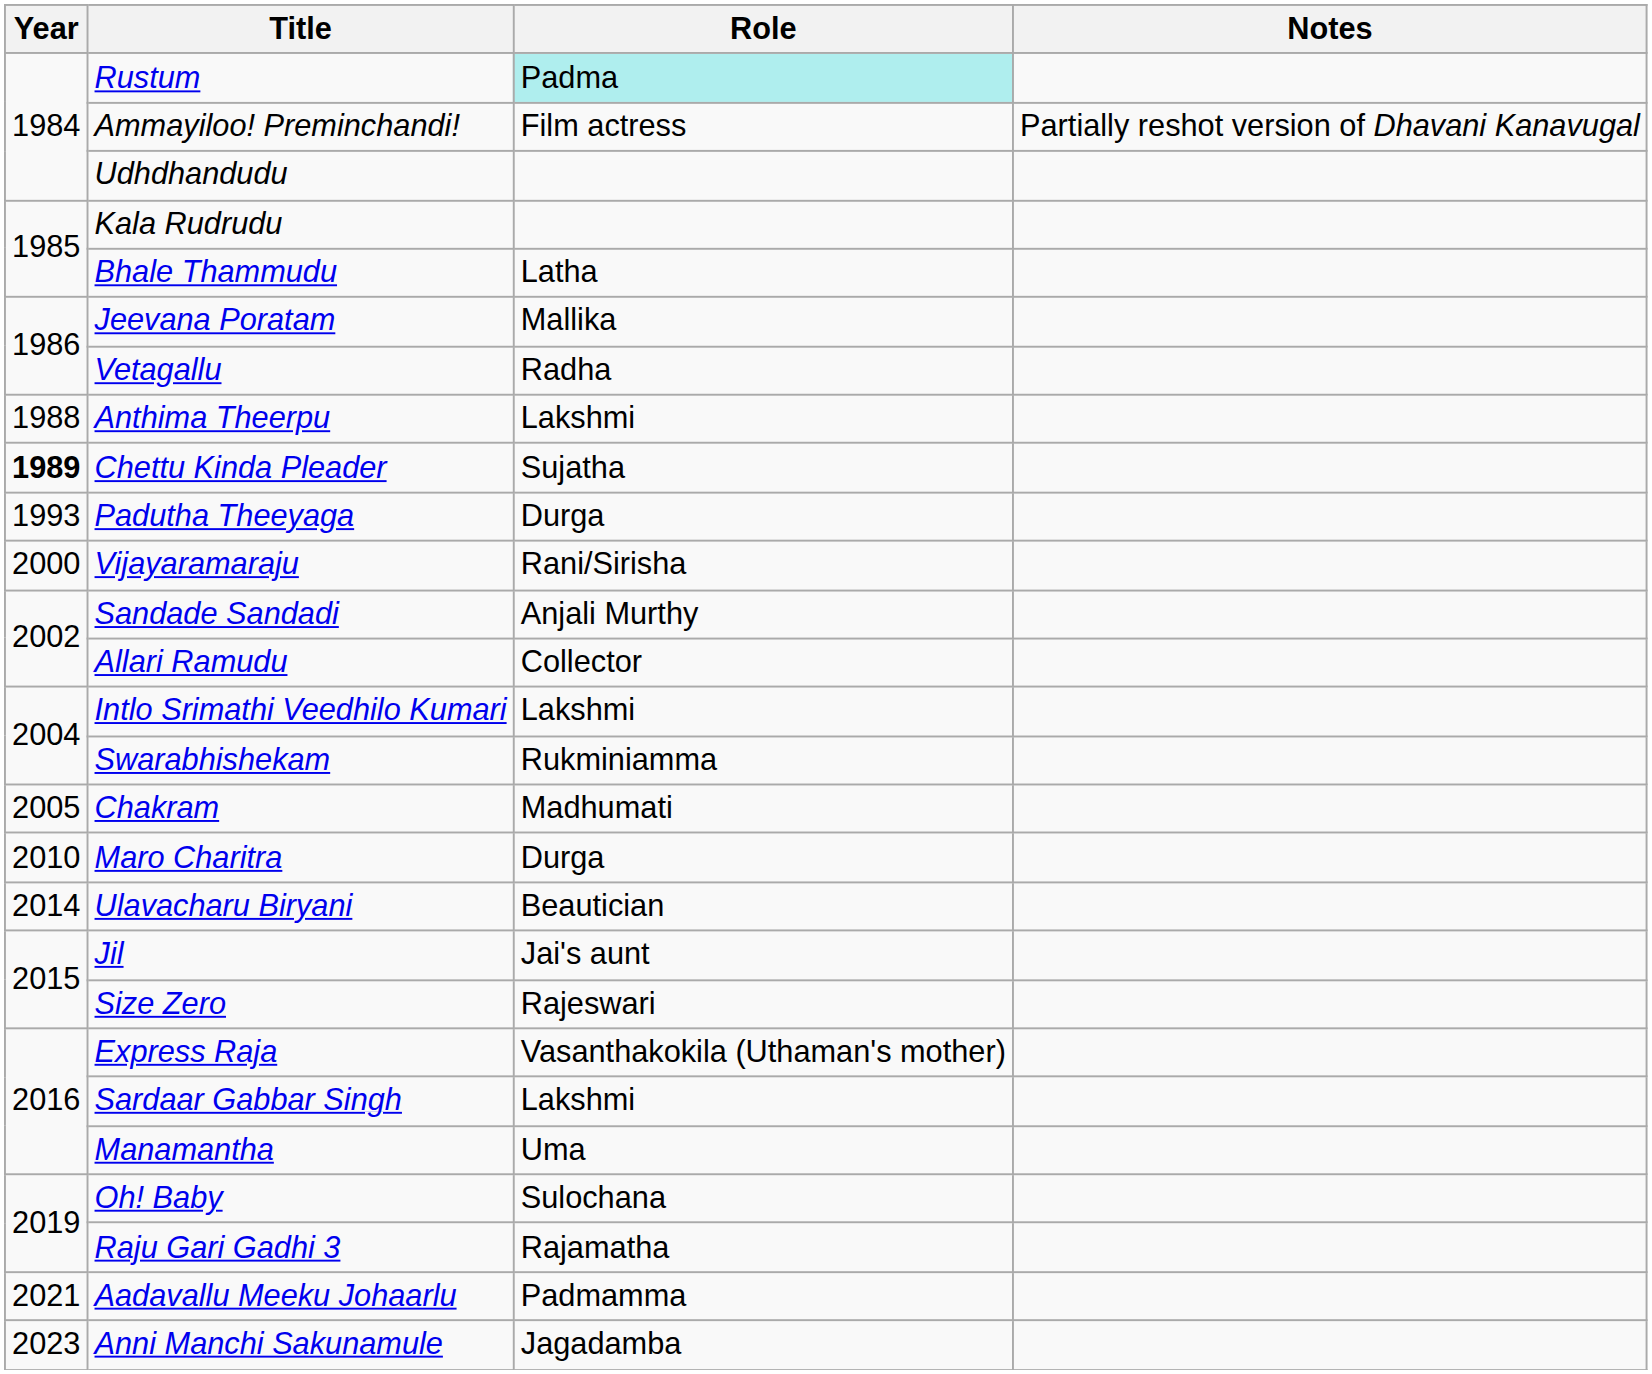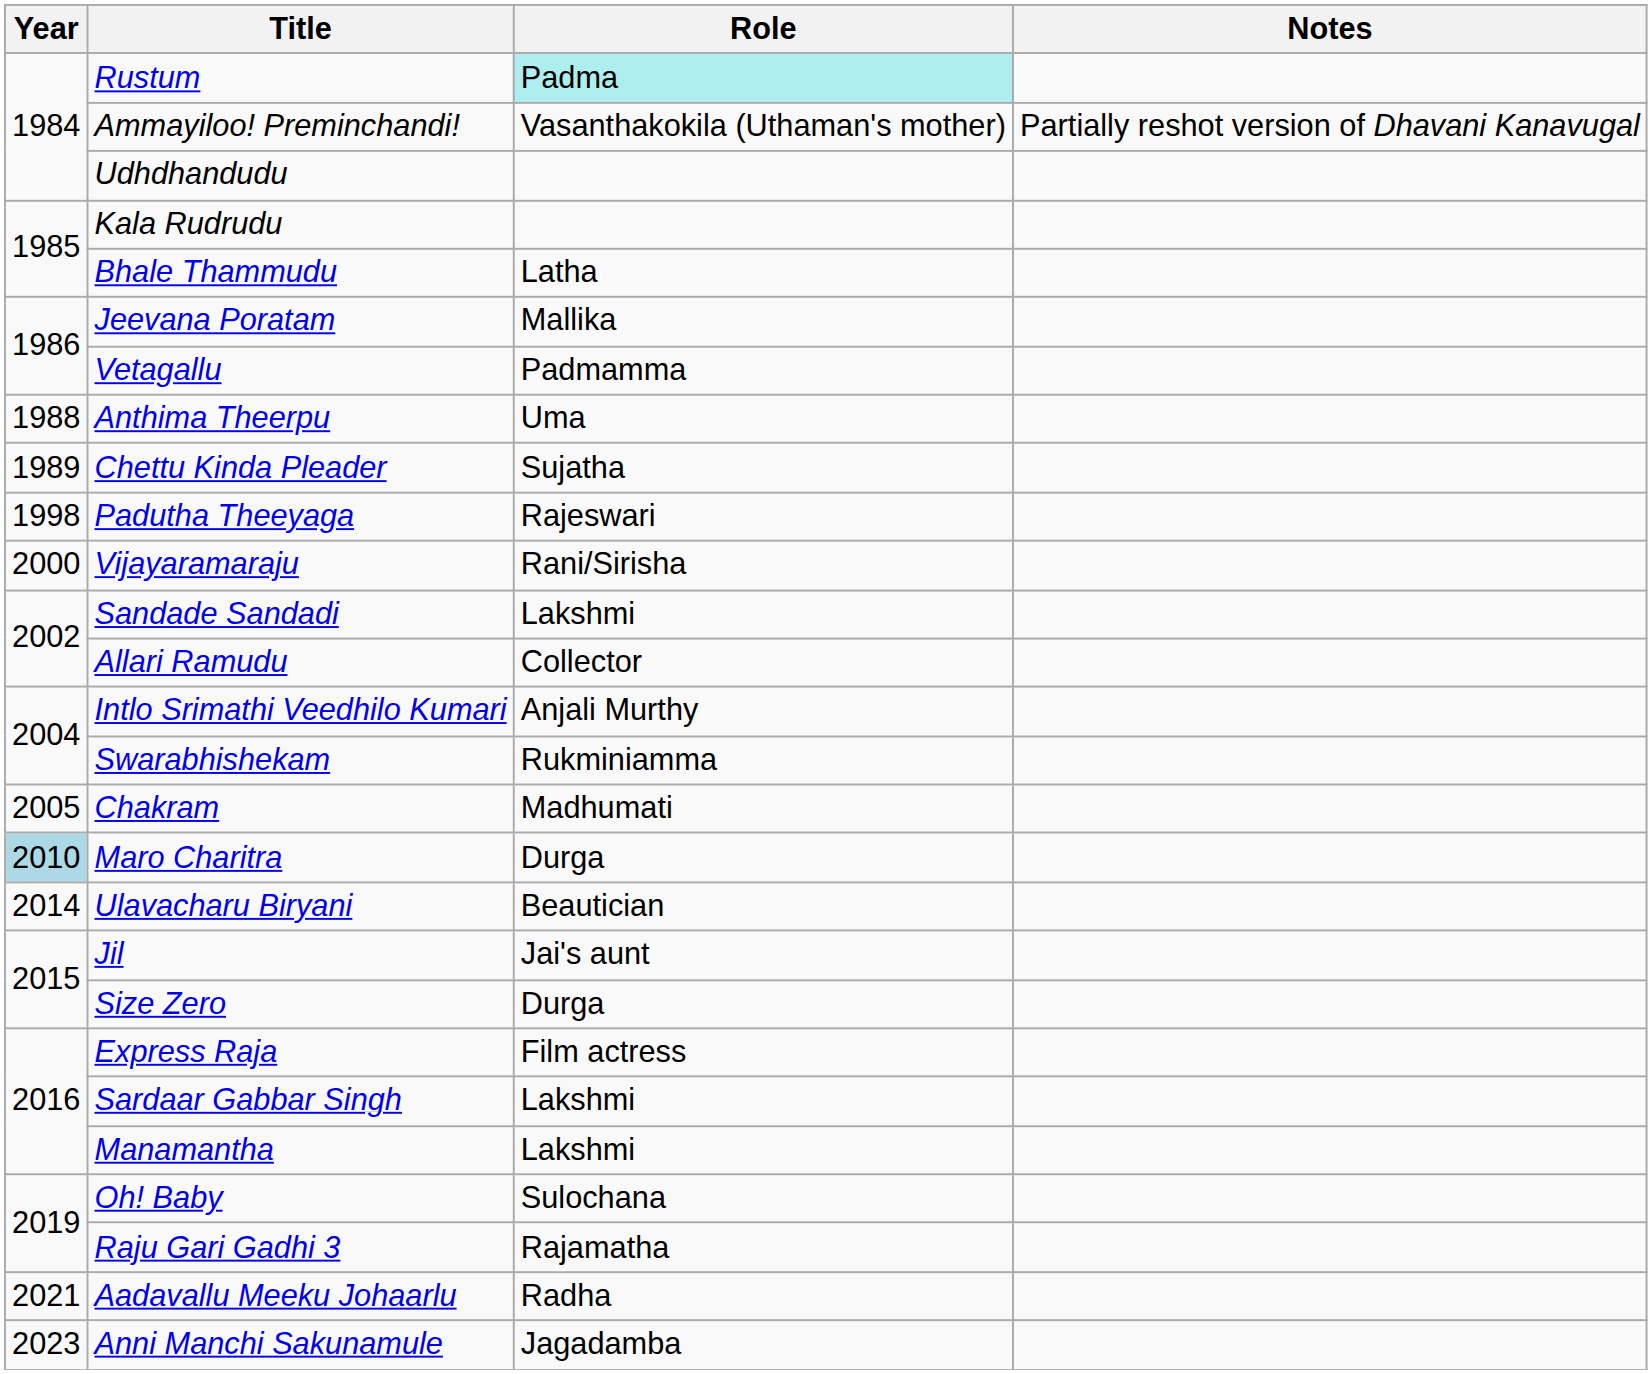(604, 126) Film actress -> (763, 126) Vasanthakokila (Uthaman's mother)
(566, 369) Radha -> (604, 369) Padmamma
(578, 418) Lakshmi -> (553, 418) Uma
(46, 467) bold -> (46, 467) normal
(46, 516) 1993 -> (46, 516) 1998
(563, 516) Durga -> (588, 516) Rajeswari
(610, 613) Anjali Murthy -> (578, 613) Lakshmi
(578, 710) Lakshmi -> (610, 710) Anjali Murthy
(46, 857) no background -> (46, 857) lightblue background
(588, 1003) Rajeswari -> (563, 1003) Durga
(763, 1051) Vasanthakokila (Uthaman's mother) -> (604, 1051) Film actress
(553, 1149) Uma -> (578, 1149) Lakshmi
(604, 1295) Padmamma -> (566, 1295) Radha
